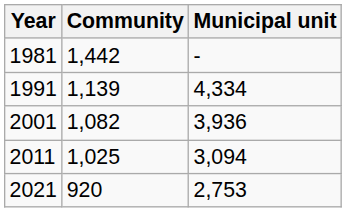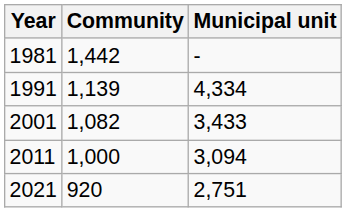(220, 122) 3,936 -> (220, 122) 3,433
(93, 156) 1,025 -> (93, 156) 1,000
(220, 190) 2,753 -> (220, 190) 2,751
